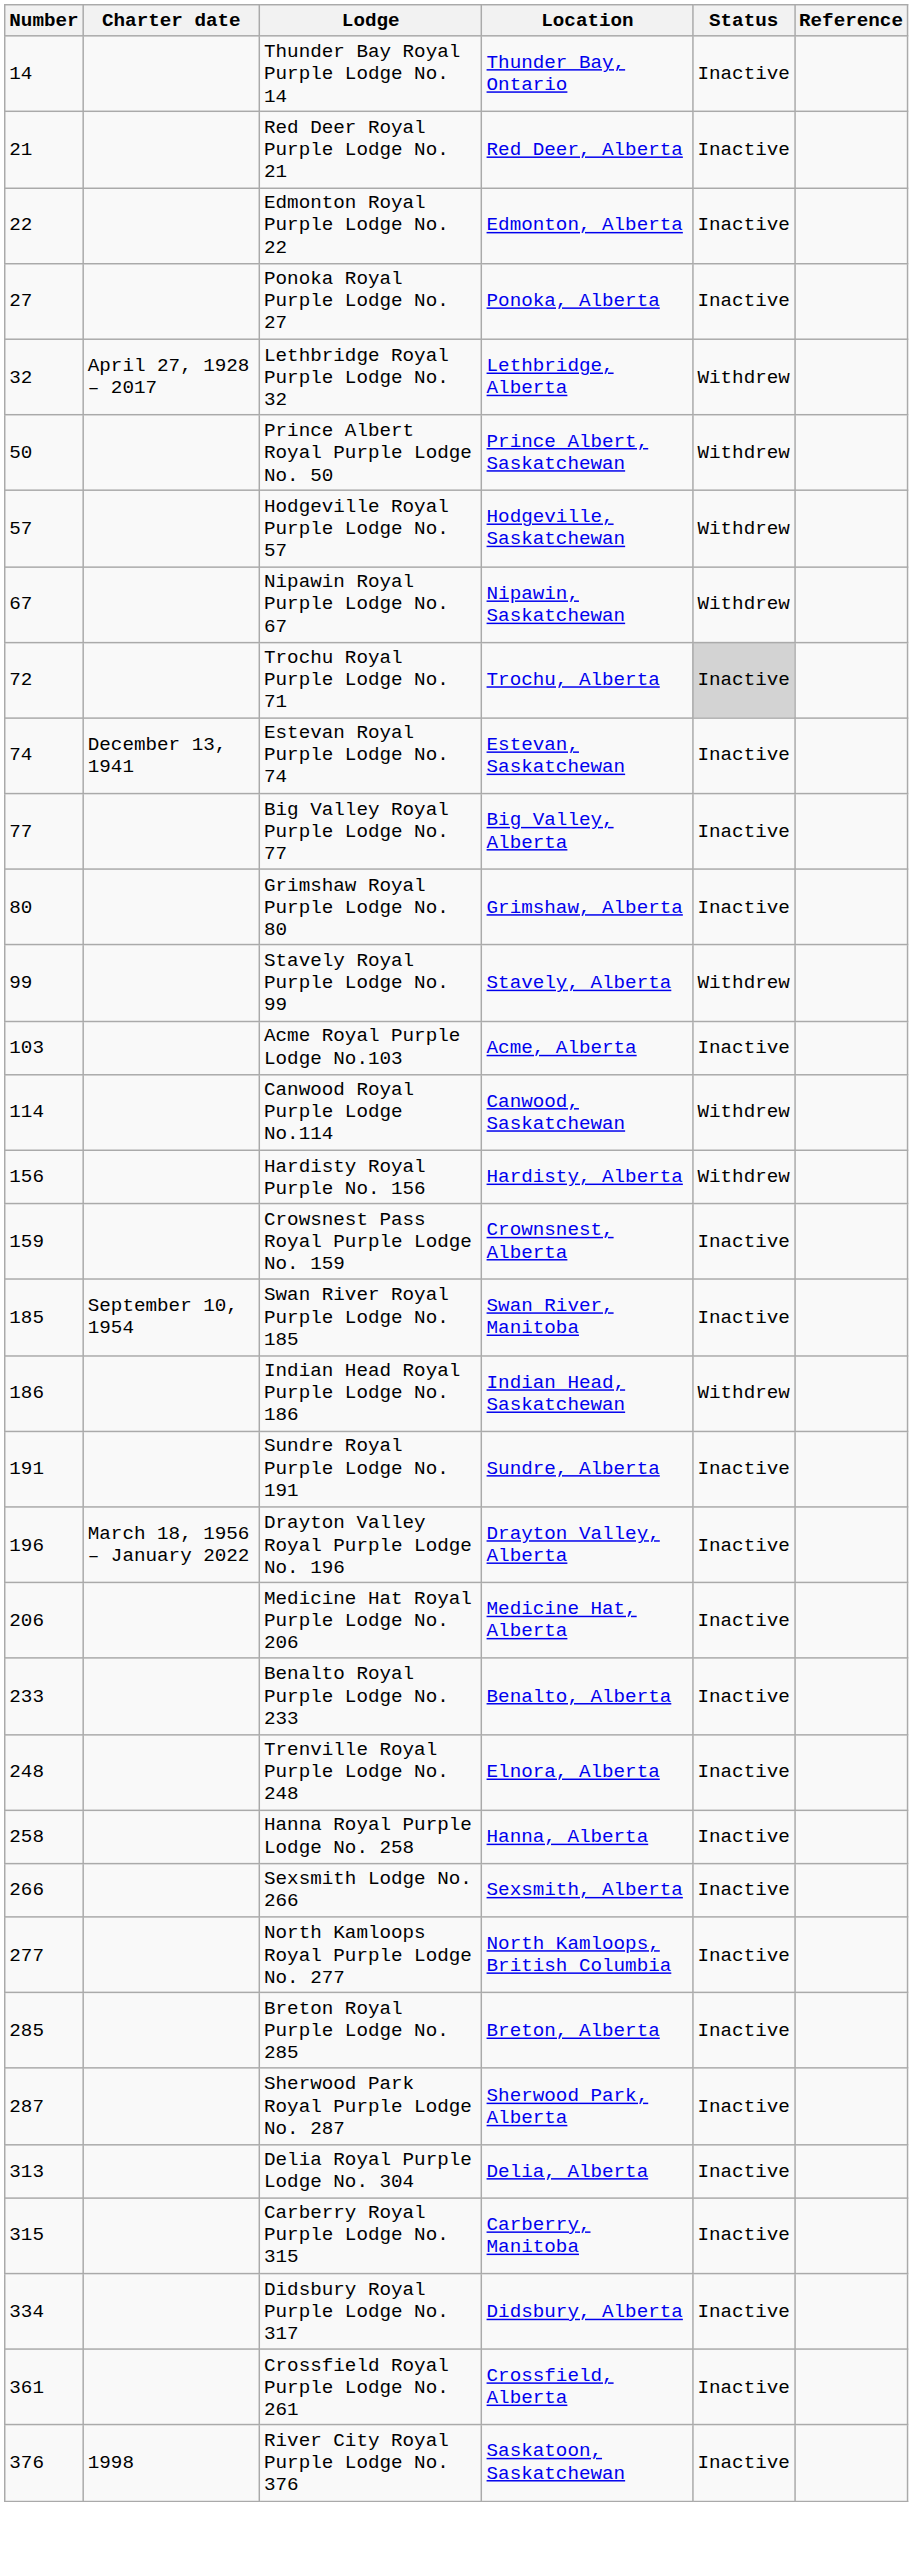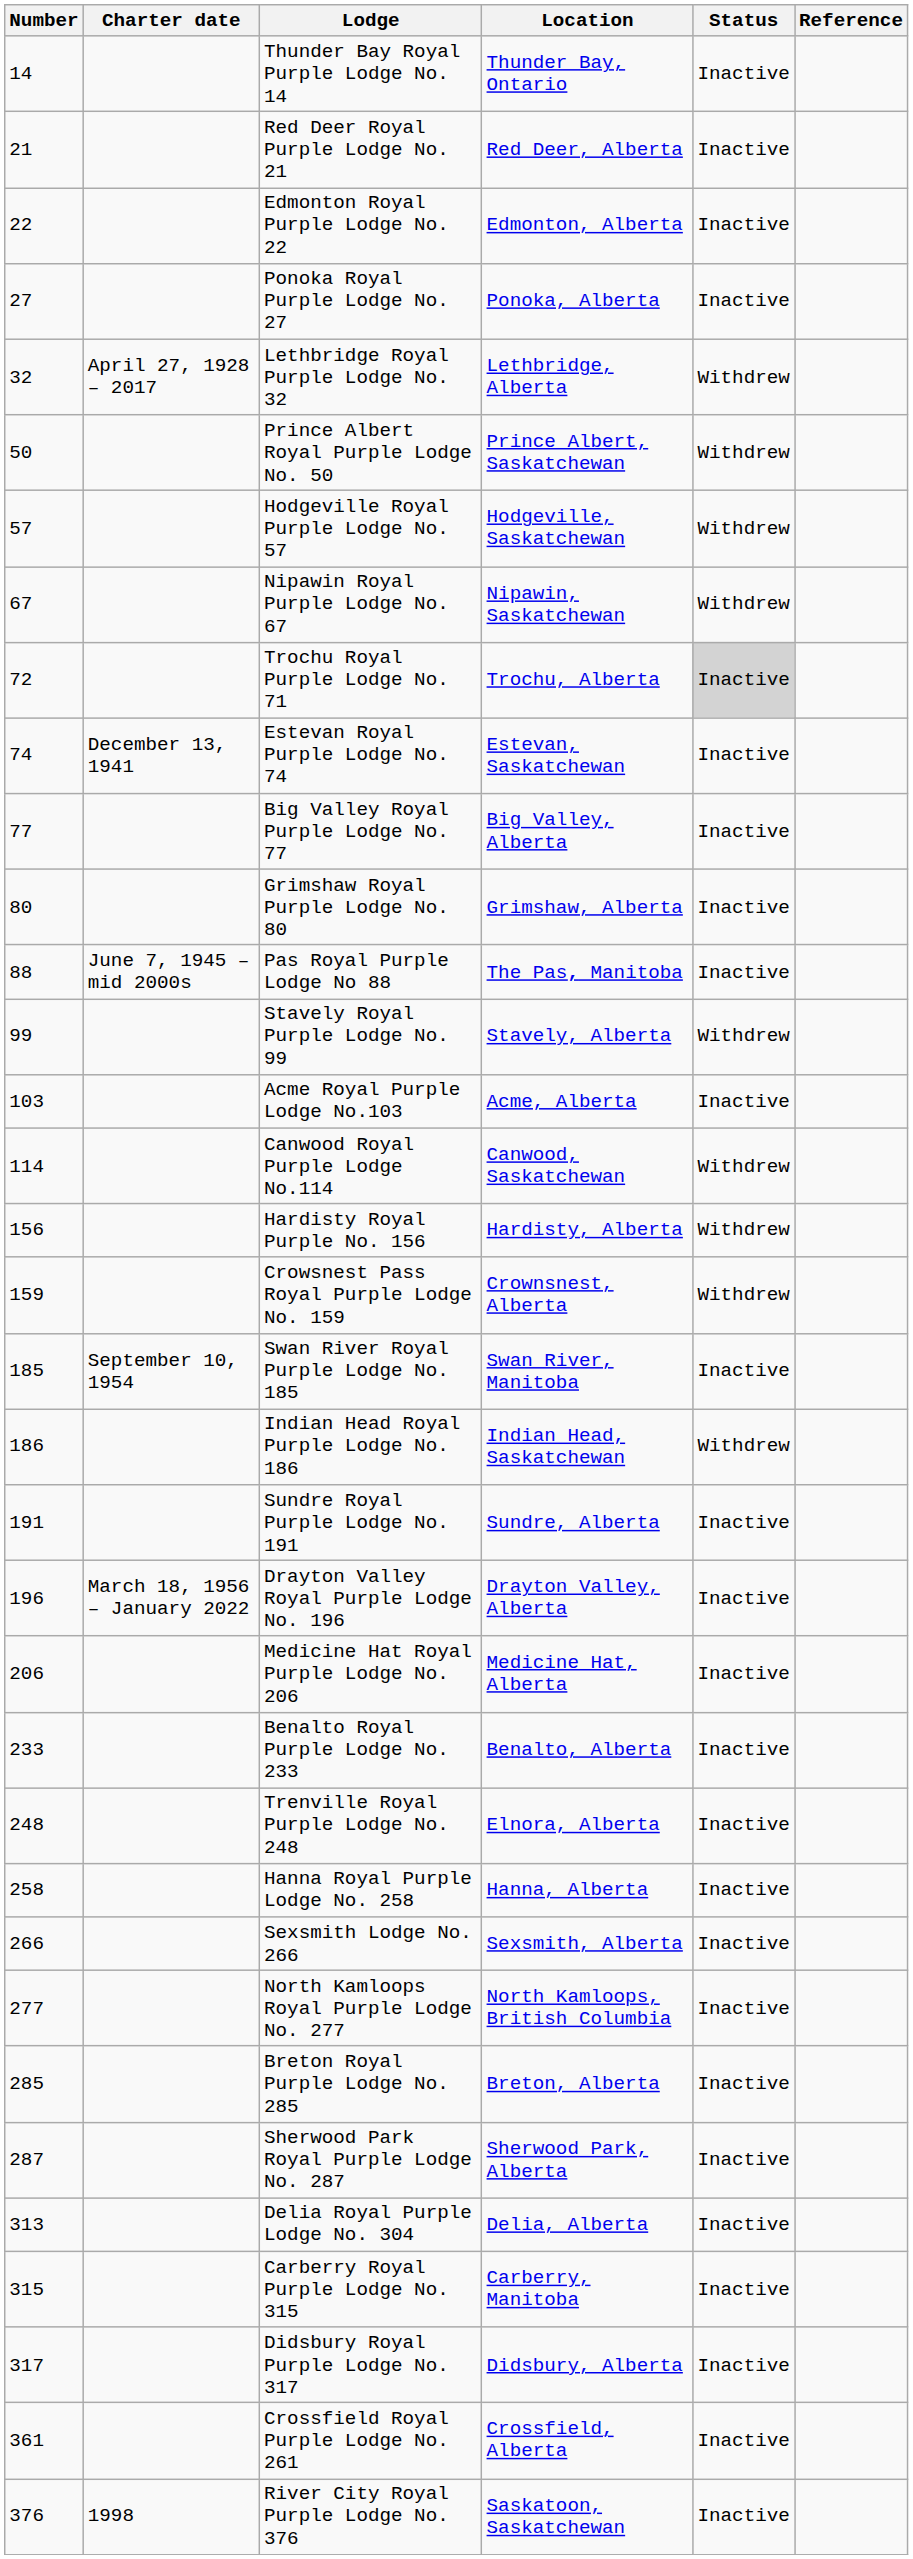+ row: (356, 972)
(744, 1242) Inactive -> (744, 1295) Withdrew
(27, 2311) 334 -> (27, 2365) 317
